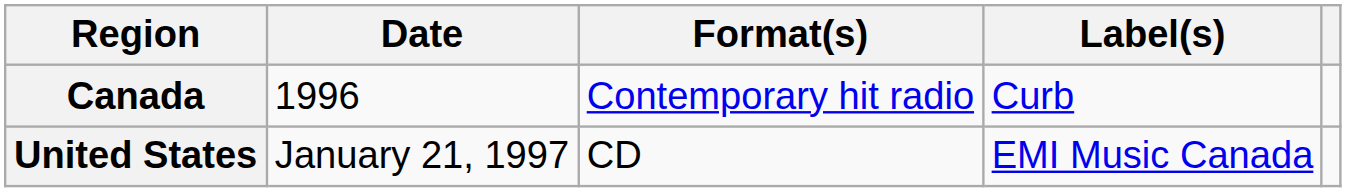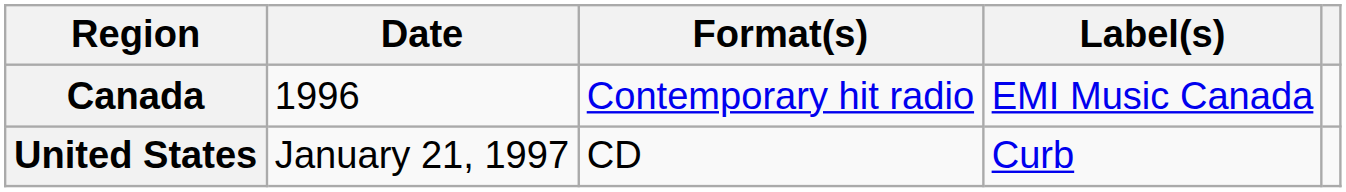(1033, 95) Curb -> (1152, 95) EMI Music Canada
(1152, 155) EMI Music Canada -> (1033, 155) Curb
